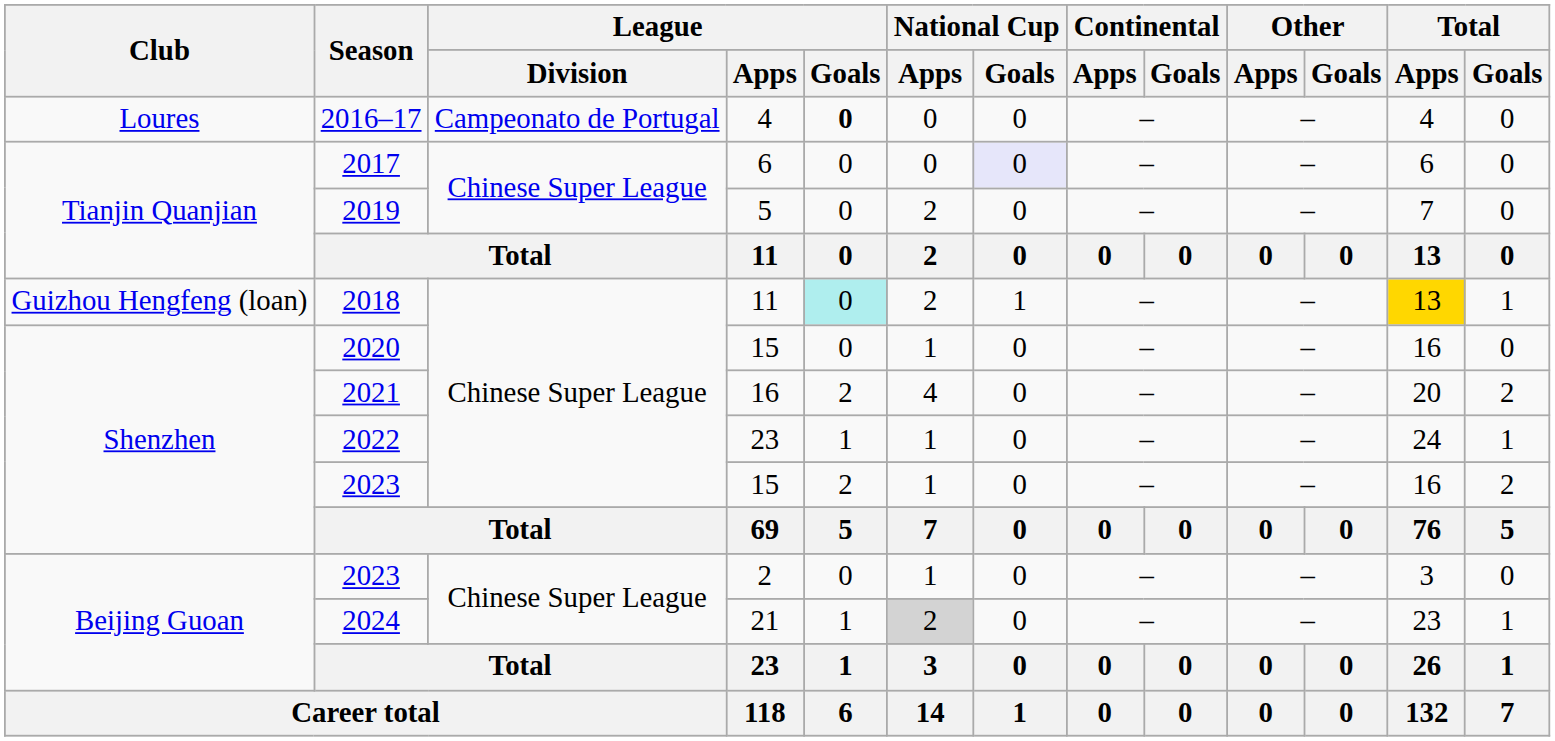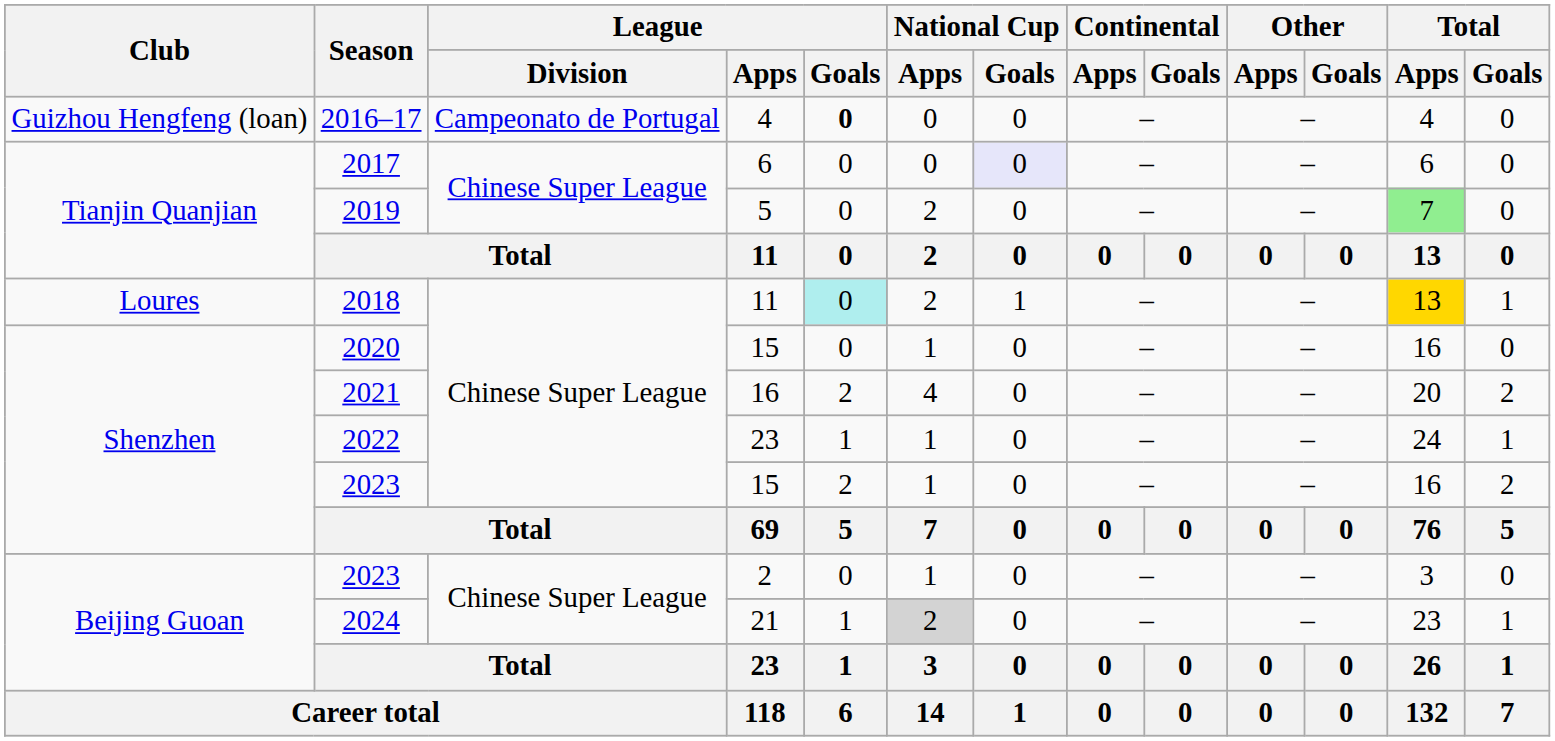(159, 118) Loures -> (159, 118) Guizhou Hengfeng (loan)
(1427, 210) no background -> (1427, 210) lightgreen background
(159, 301) Guizhou Hengfeng (loan) -> (159, 301) Loures
